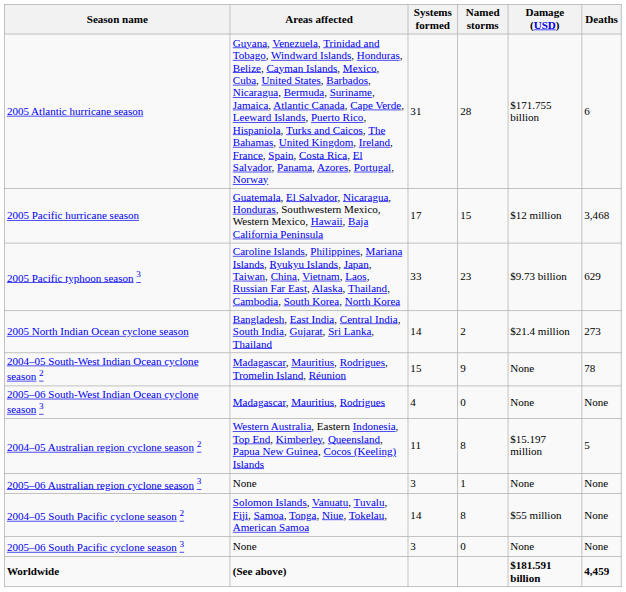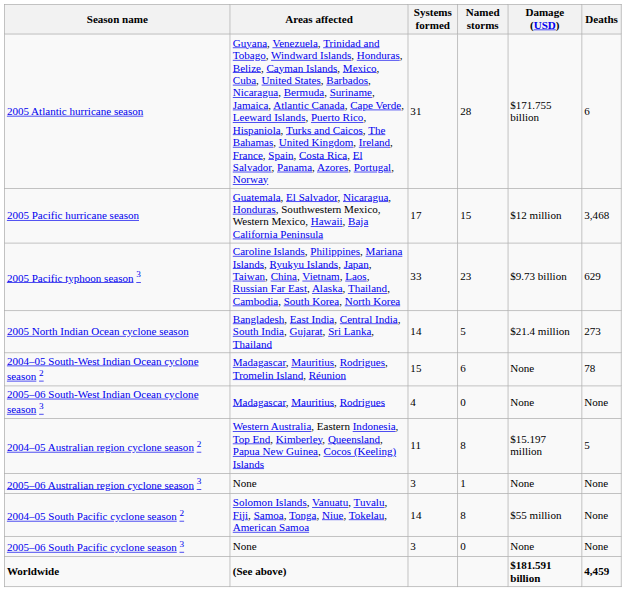(463, 331) 2 -> (463, 331) 5
(463, 369) 9 -> (463, 369) 6
